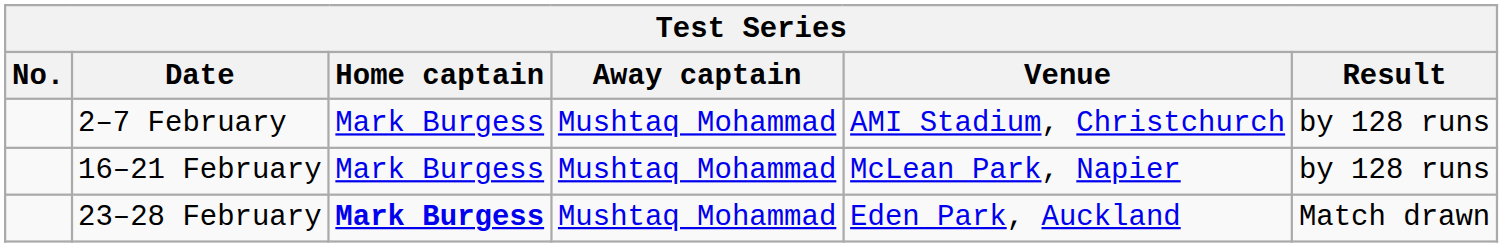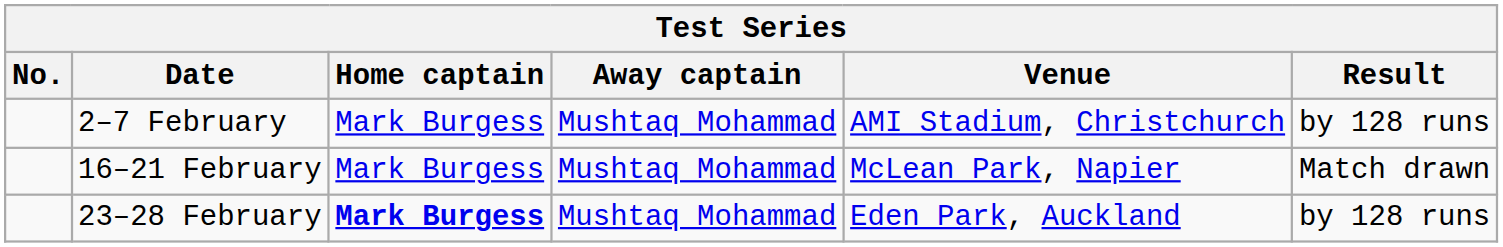(1395, 170) by 128 runs -> (1395, 170) Match drawn
(1395, 218) Match drawn -> (1395, 218) by 128 runs
